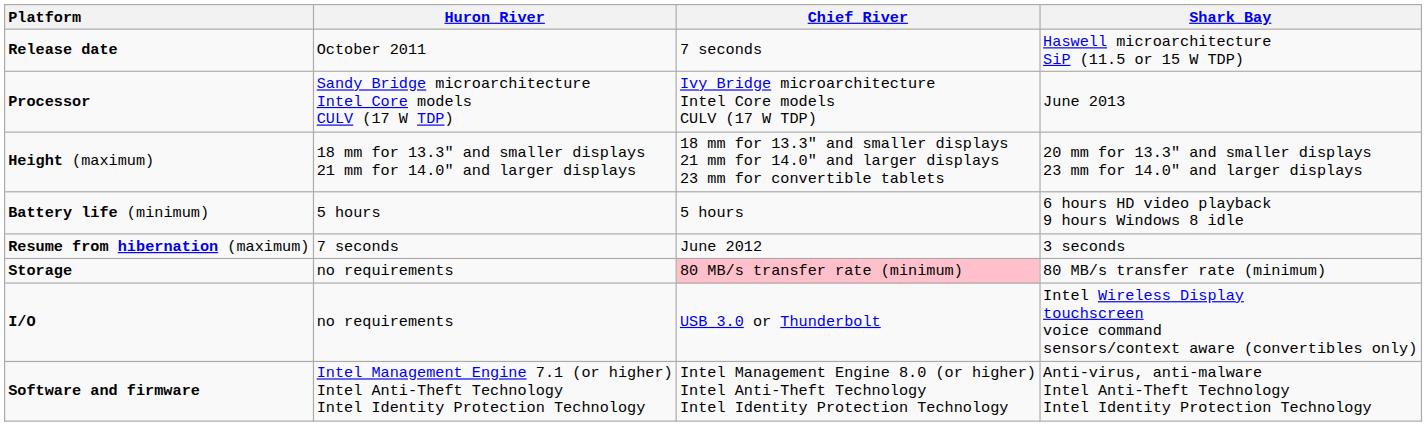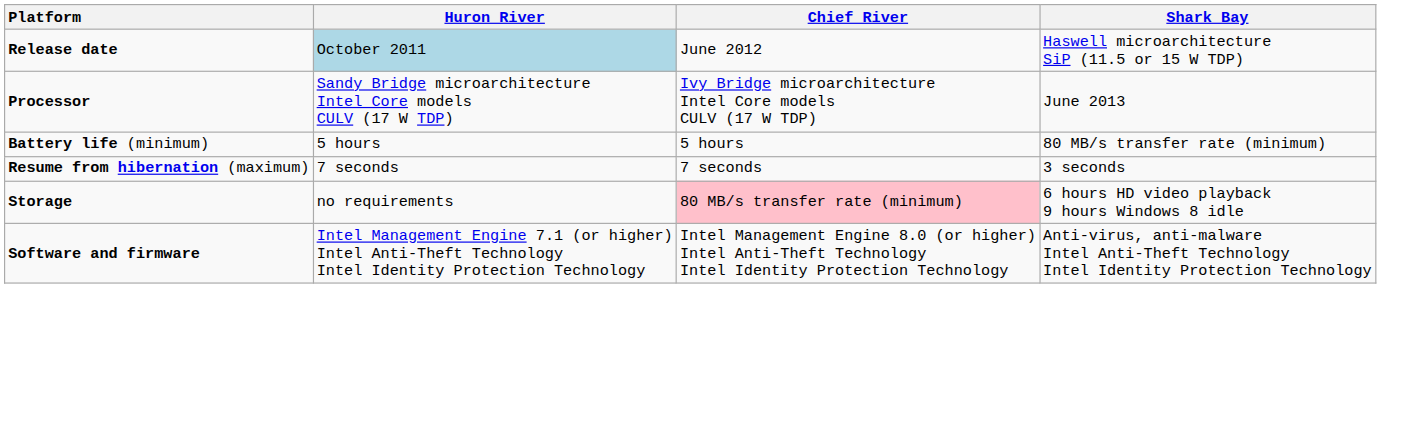(371, 51) no background -> (371, 51) lightblue background
(721, 51) 7 seconds -> (721, 51) June 2012
- row: (81, 162)
(1157, 213) 6 hours HD video playback 9 hours Windows 8 idle -> (1185, 144) 80 MB/s transfer rate (minimum)
(721, 246) June 2012 -> (721, 169) 7 seconds
(1185, 271) 80 MB/s transfer rate (minimum) -> (1157, 202) 6 hours HD video playback 9 hours Windows 8 idle
- row: (22, 322)
